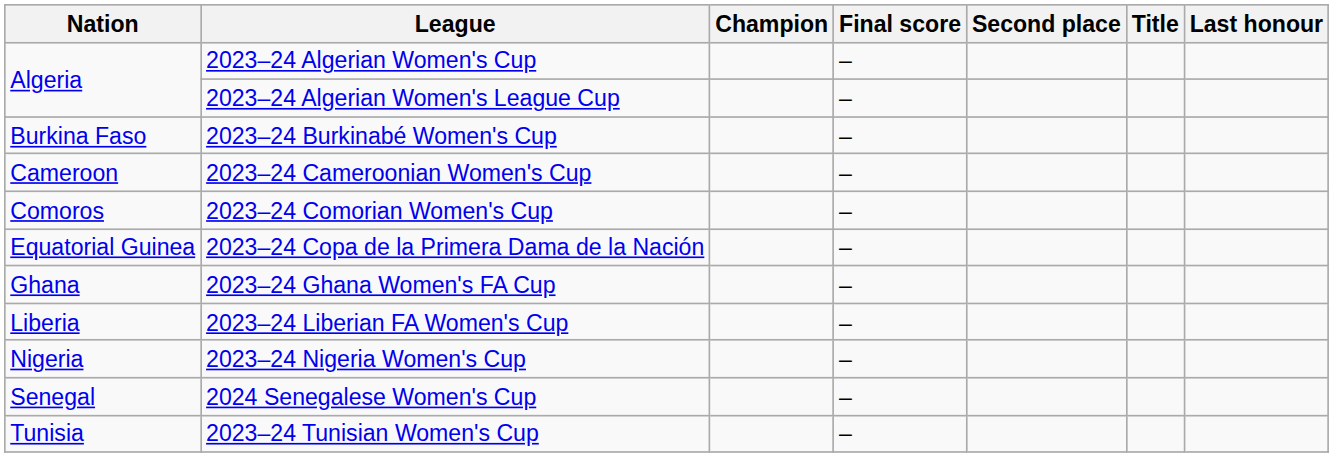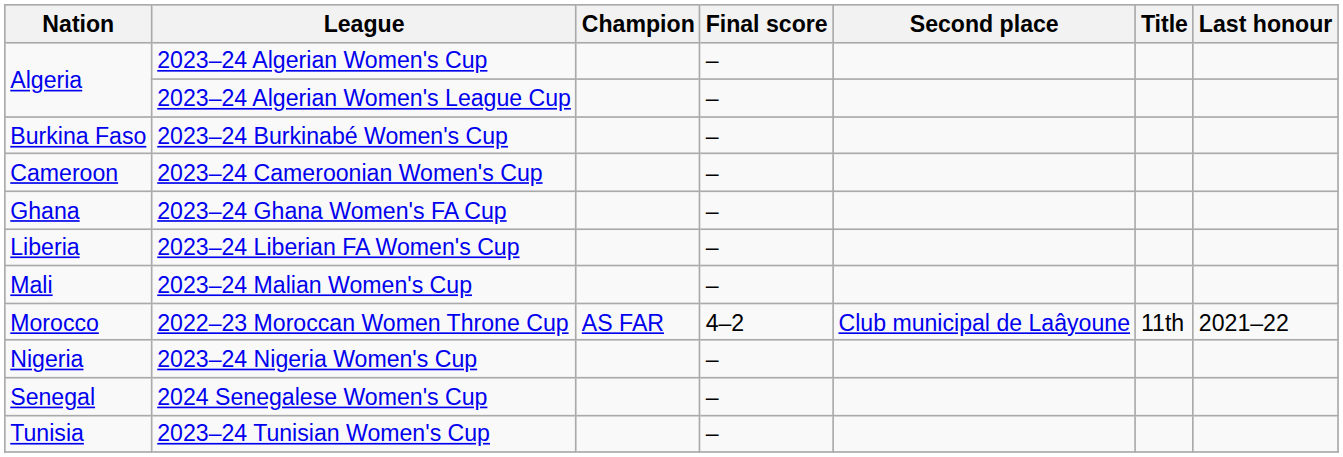- row: (379, 210)
- row: (455, 247)
+ row: (315, 284)
+ row: (363, 322)
